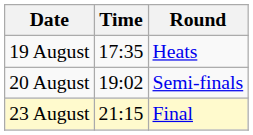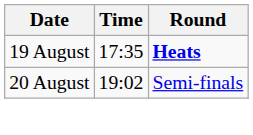(175, 51) normal -> (177, 51) bold
- row: (49, 113)
